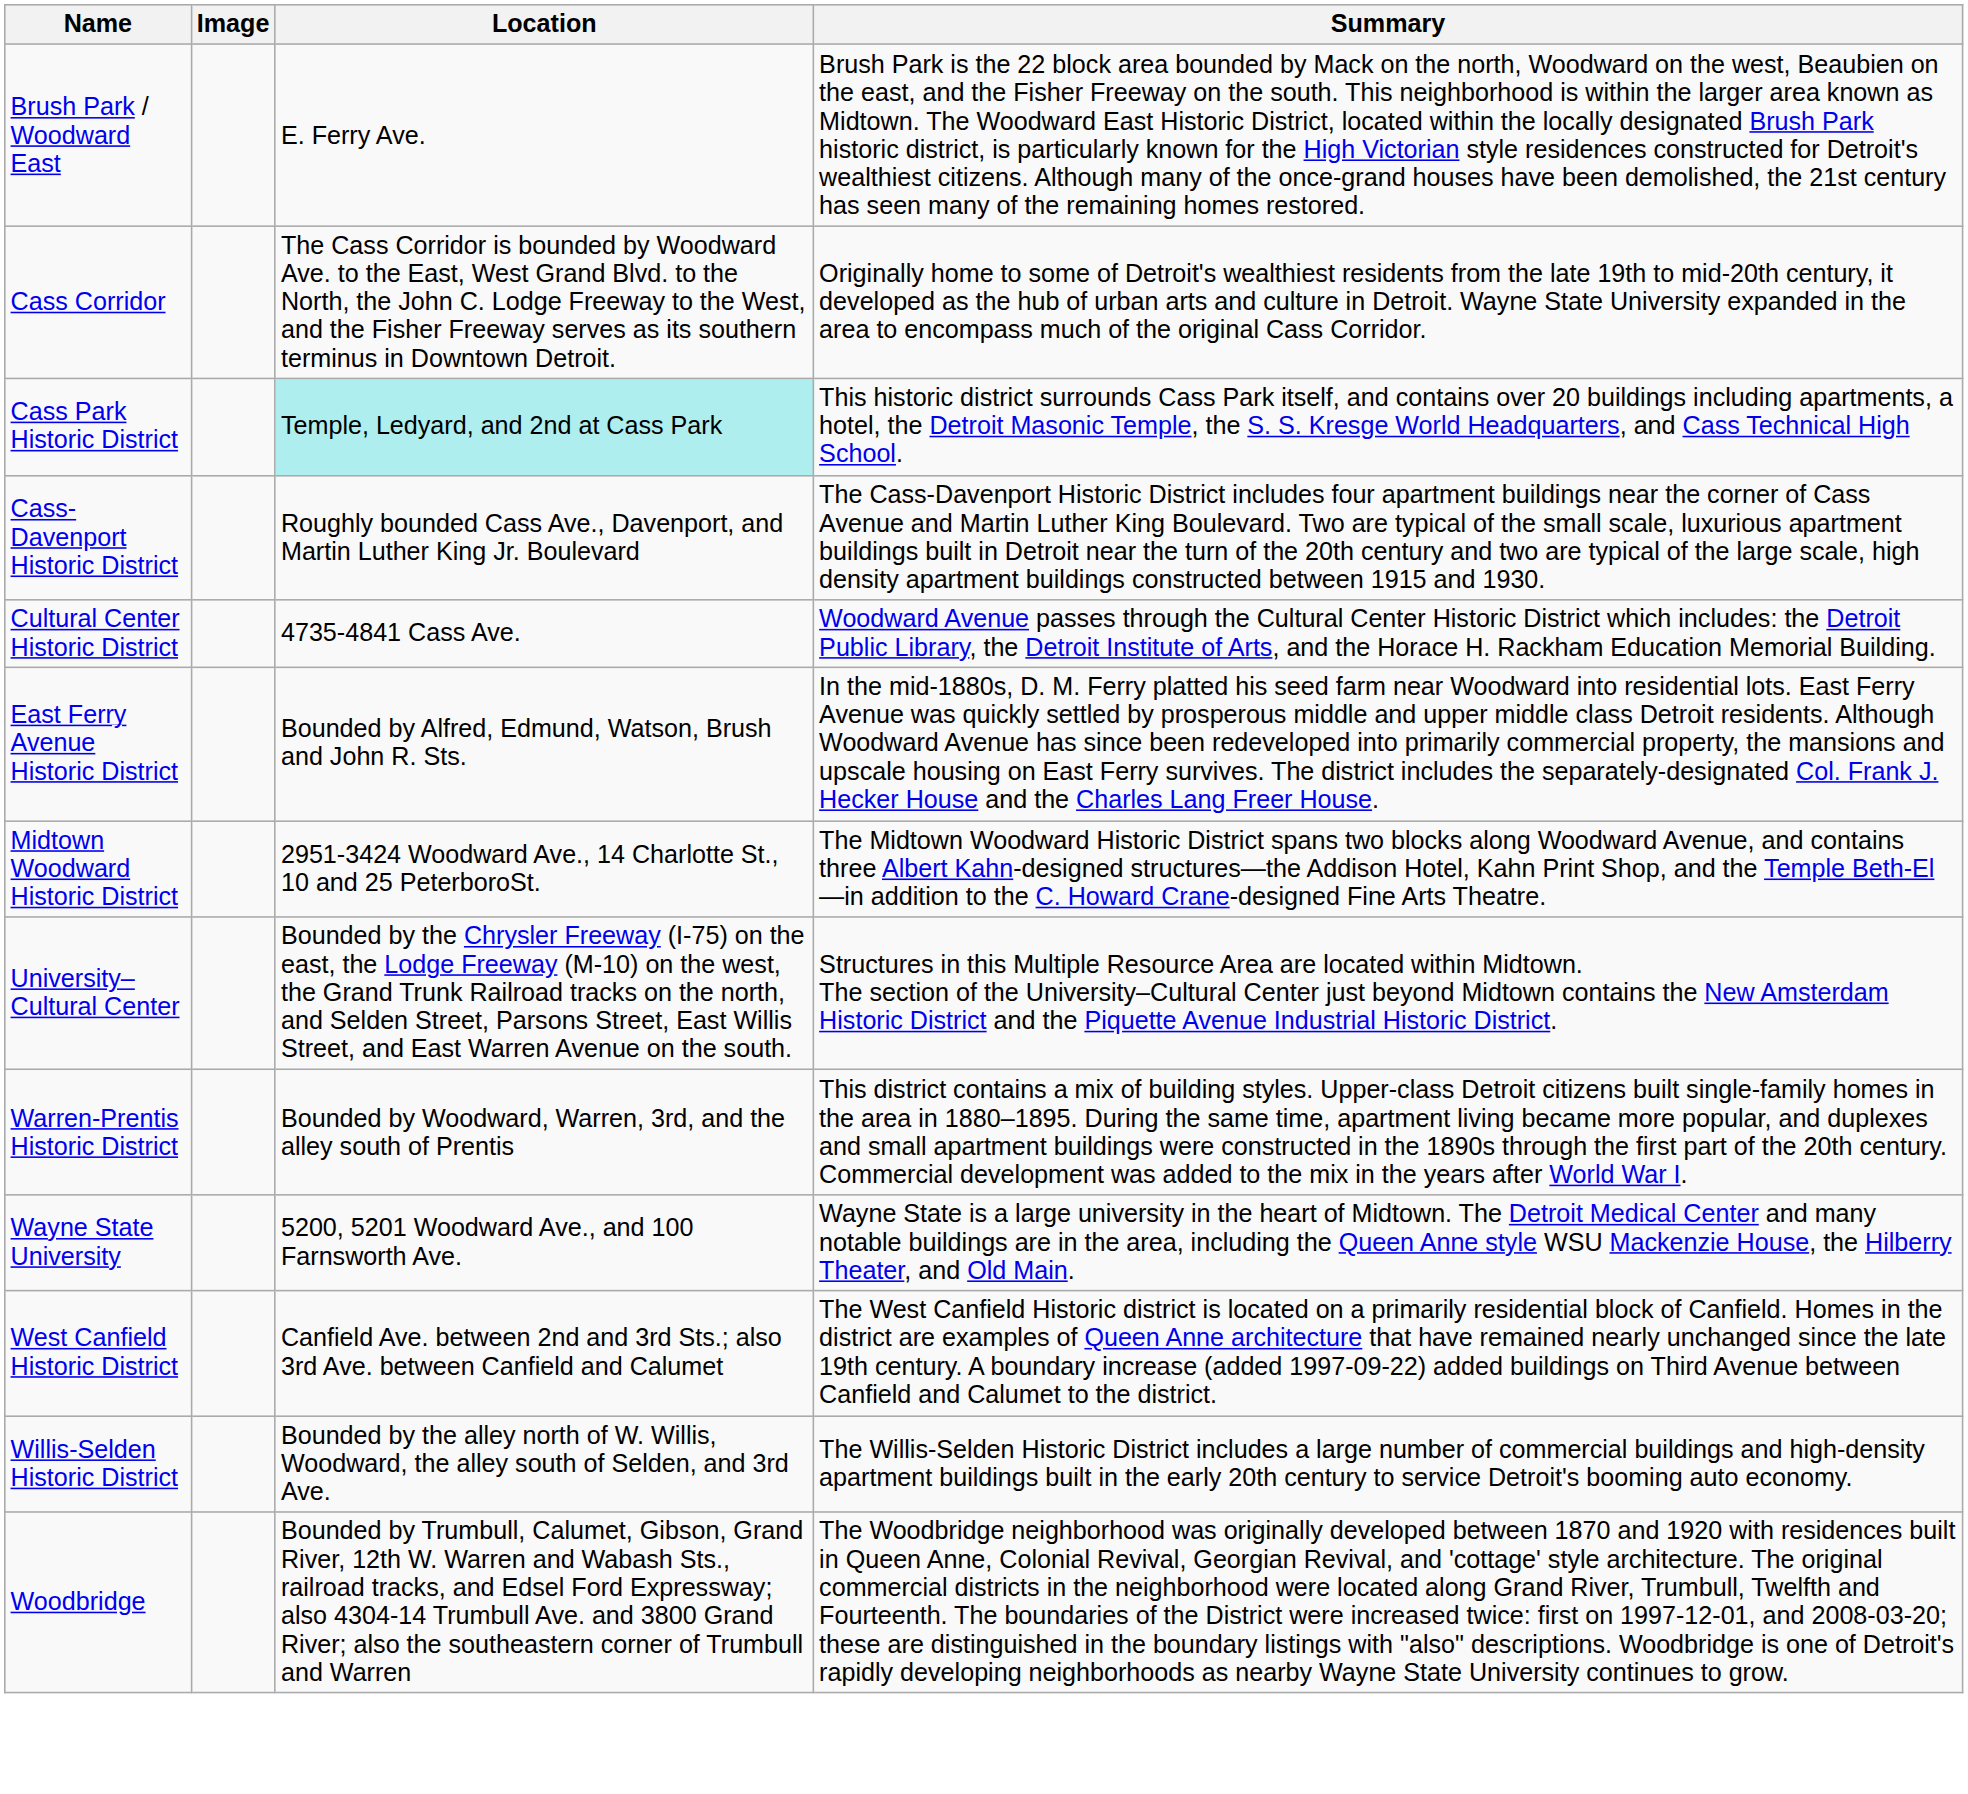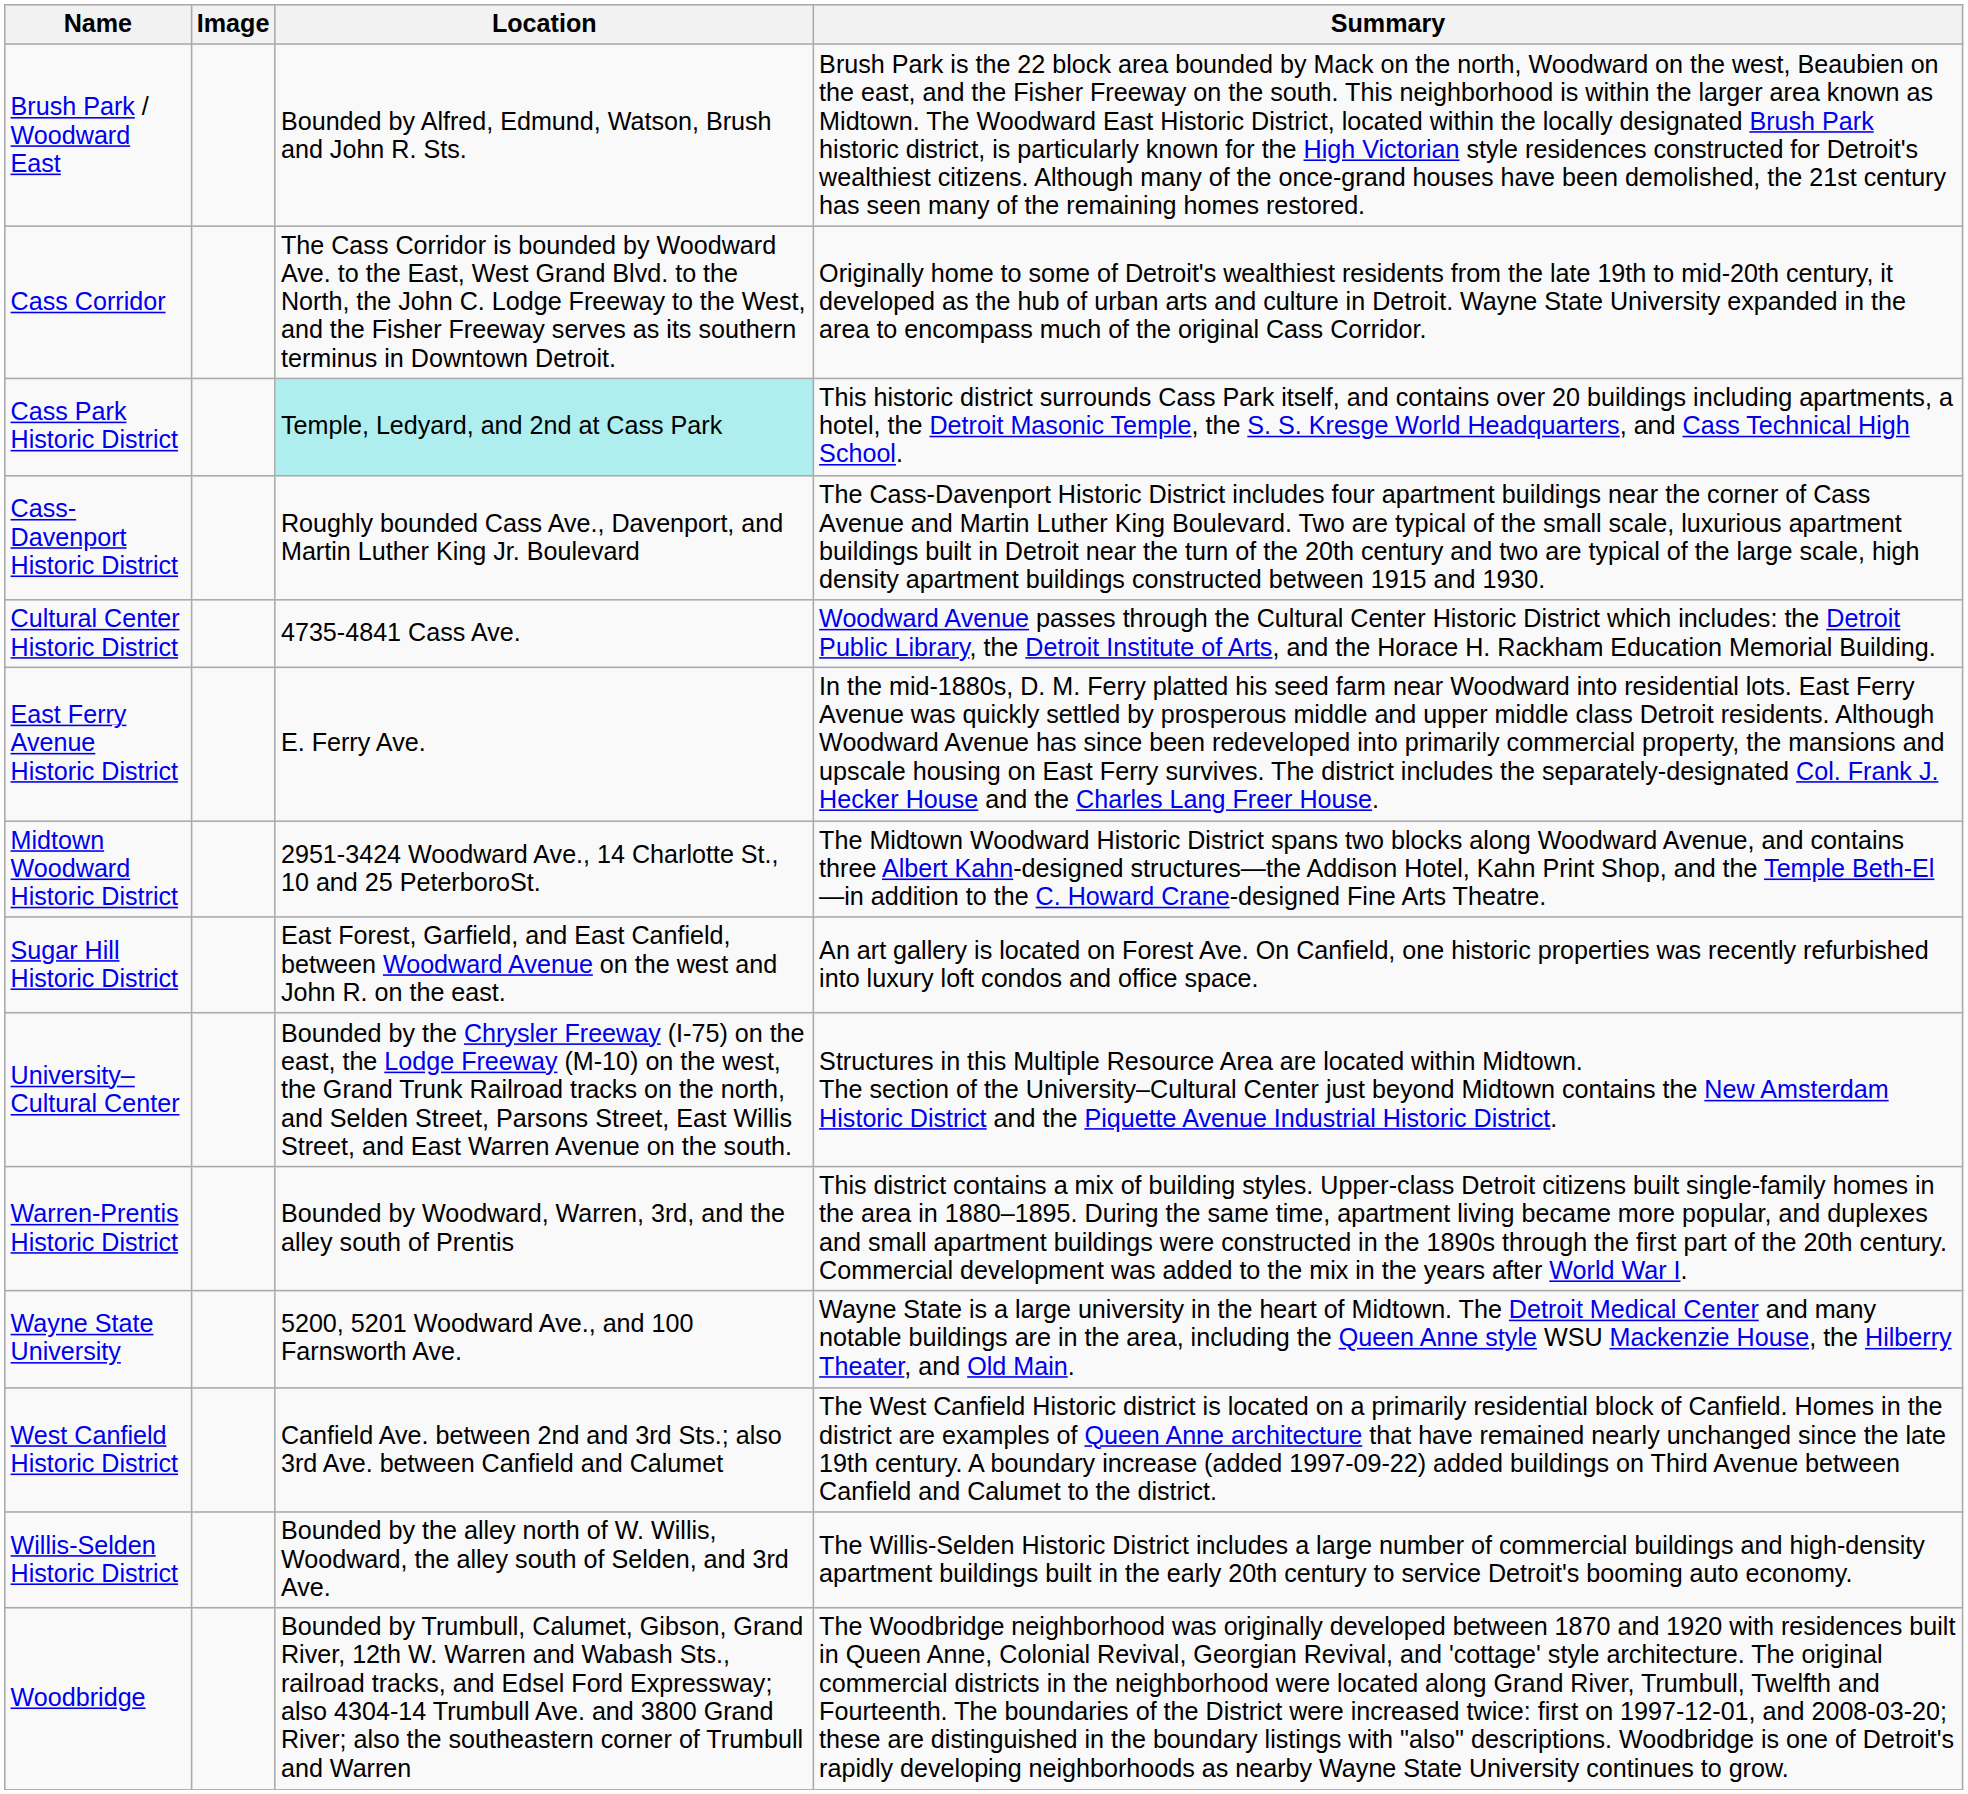(353, 134) E. Ferry Ave. -> (526, 134) Bounded by Alfred, Edmund, Watson, Brush and John R. Sts.
(526, 743) Bounded by Alfred, Edmund, Watson, Brush and John R. Sts. -> (353, 743) E. Ferry Ave.
+ row: (94, 964)
